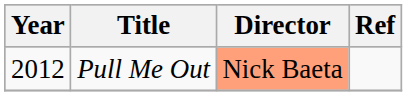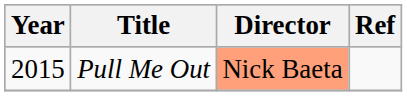(38, 68) 2012 -> (38, 68) 2015
